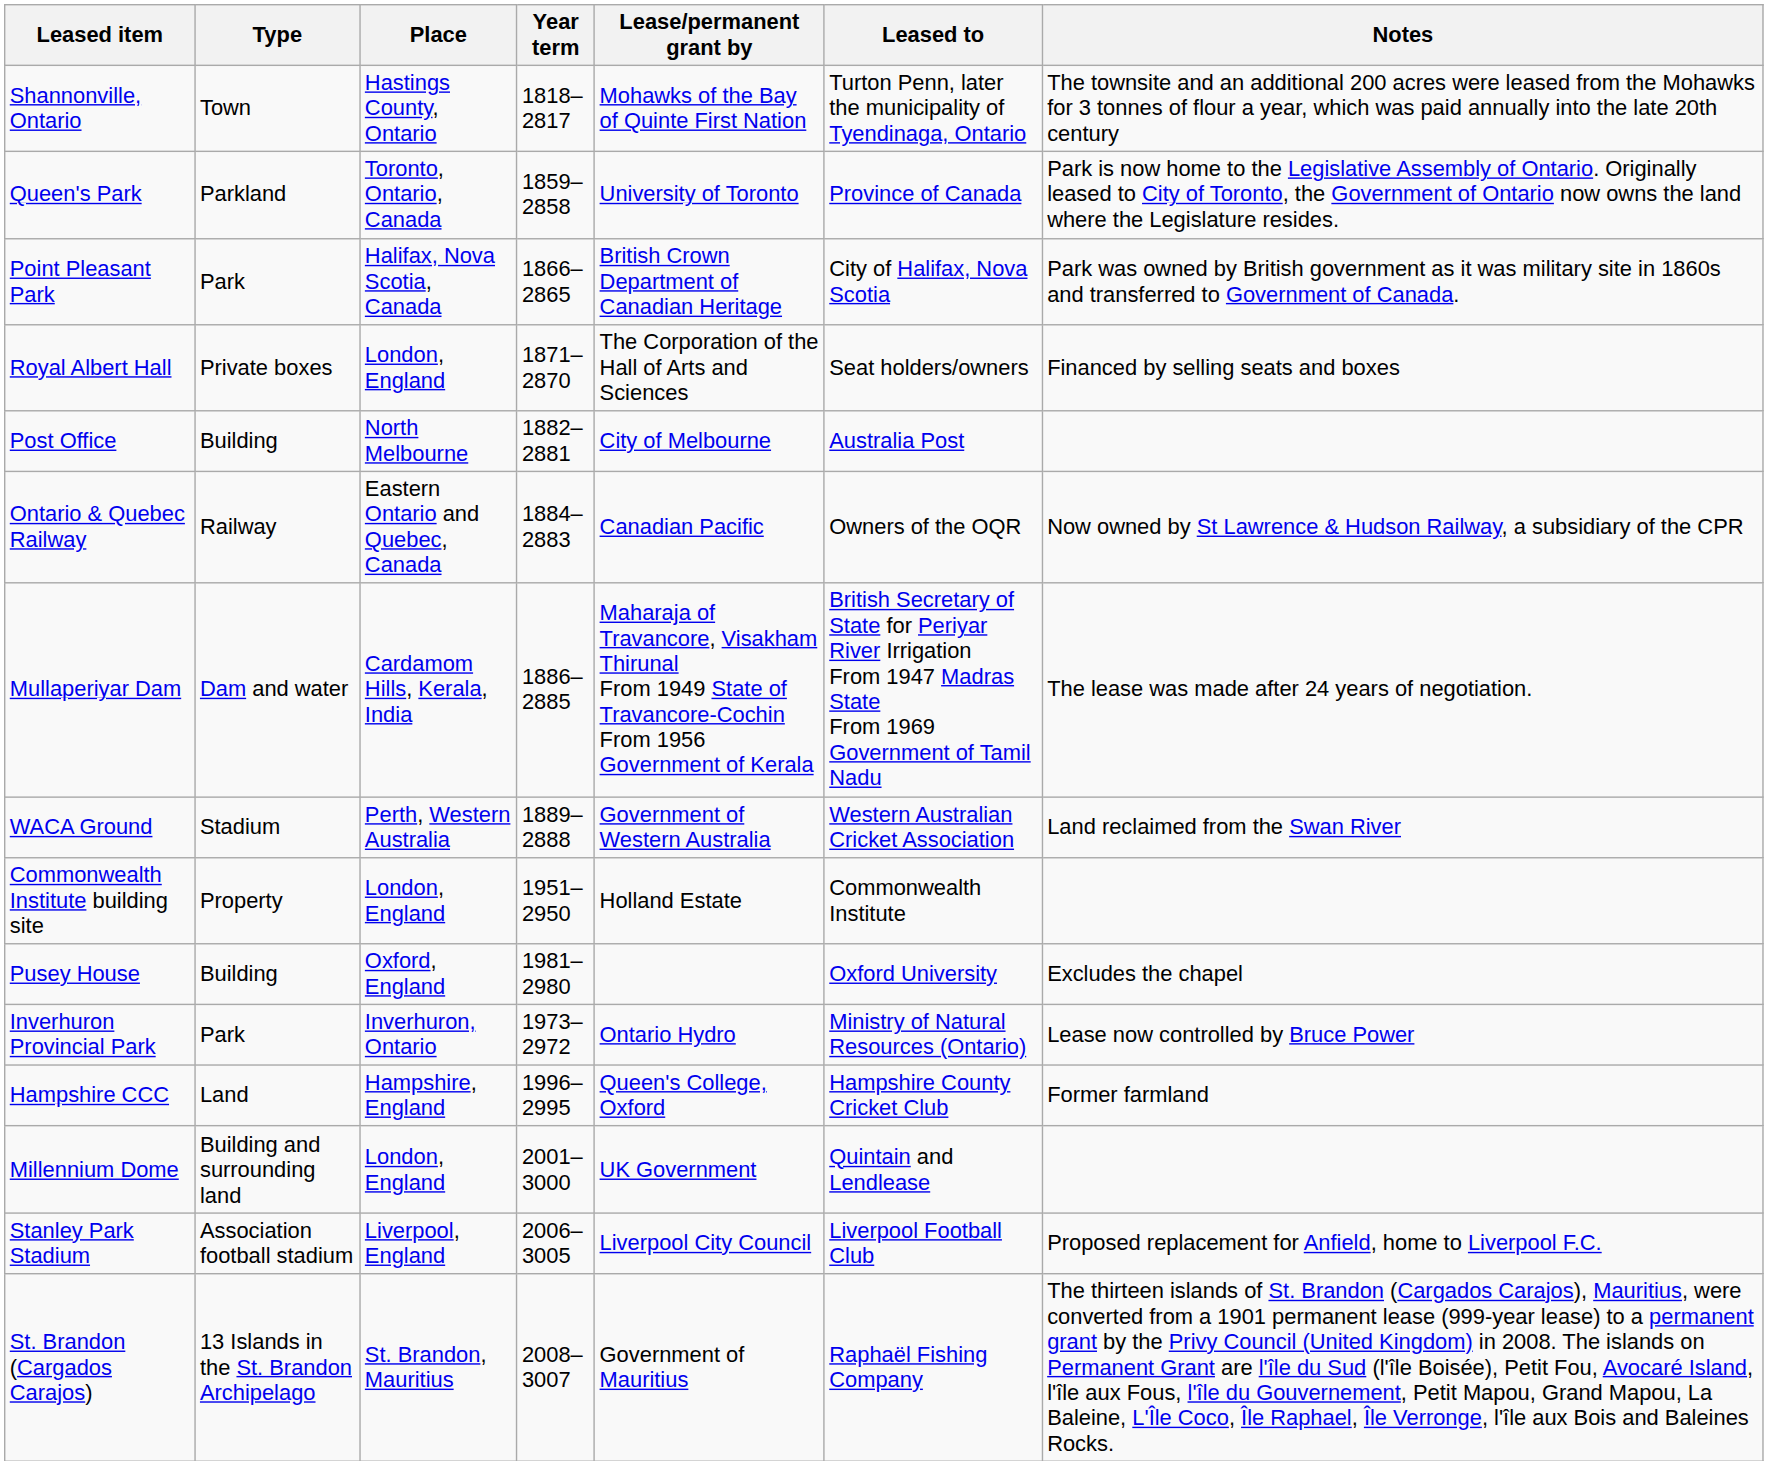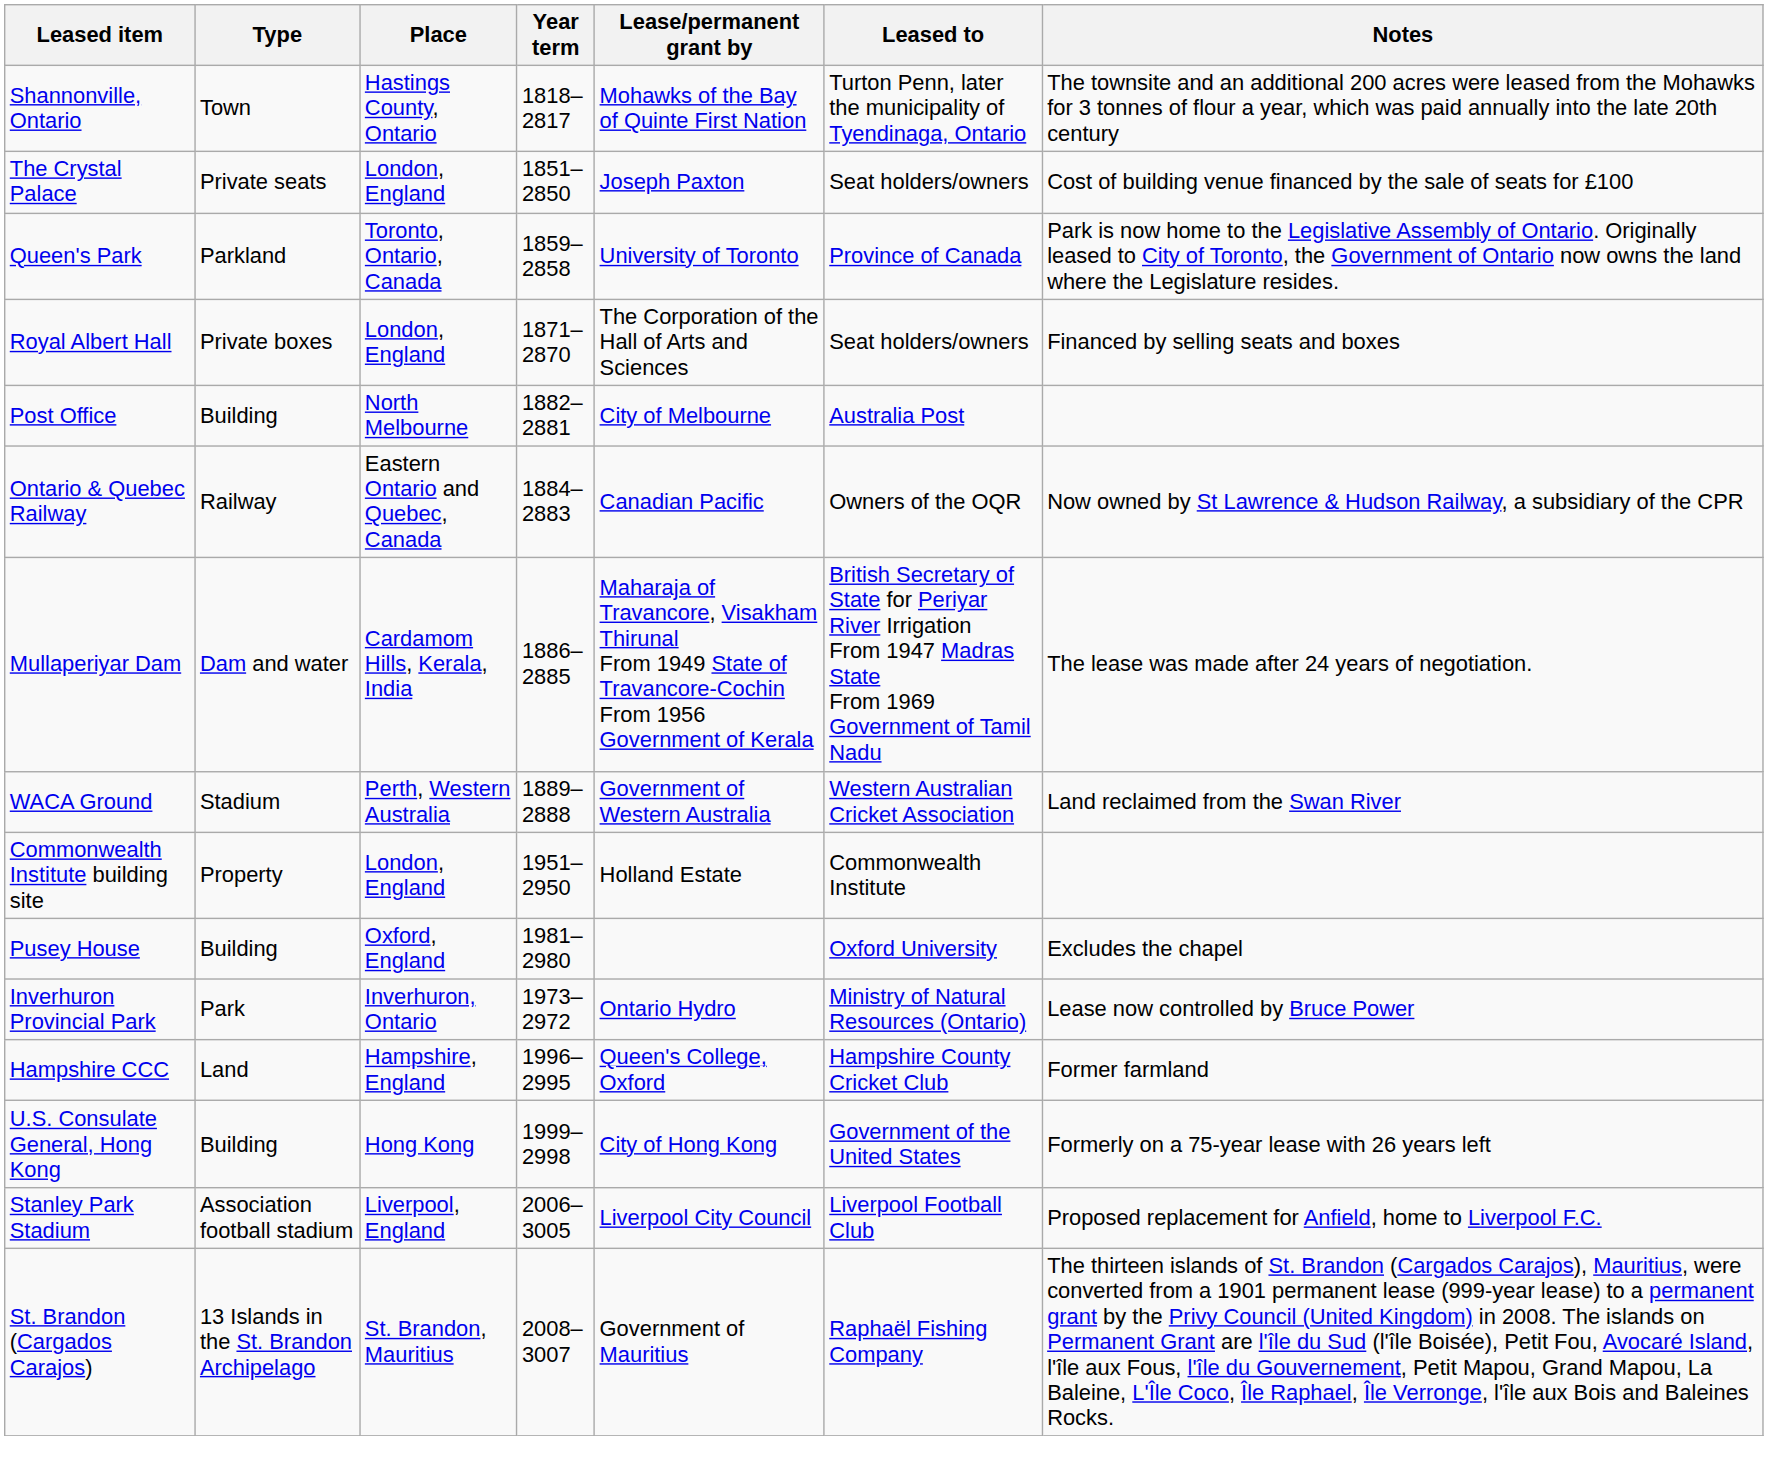+ row: (66, 181)
- row: (80, 280)
+ row: (83, 1143)
- row: (94, 1168)
